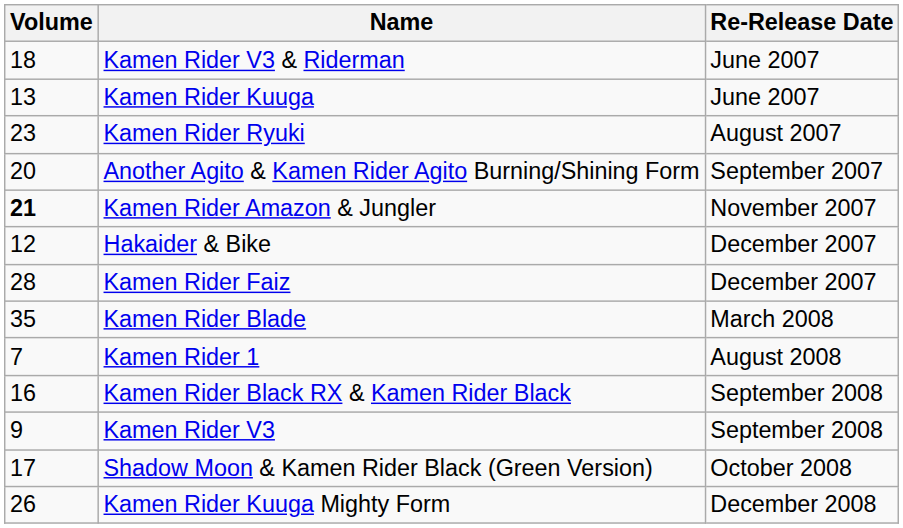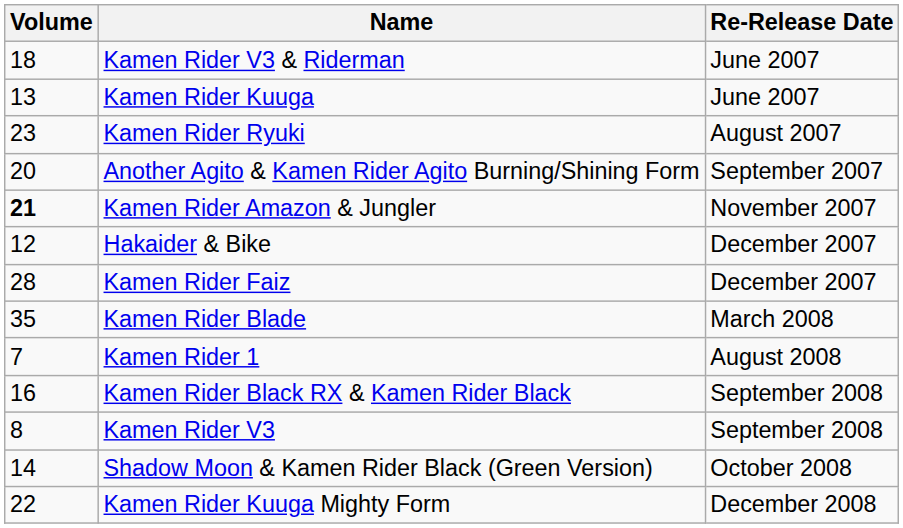(17, 430) 9 -> (17, 430) 8
(23, 467) 17 -> (23, 467) 14
(23, 504) 26 -> (23, 504) 22
